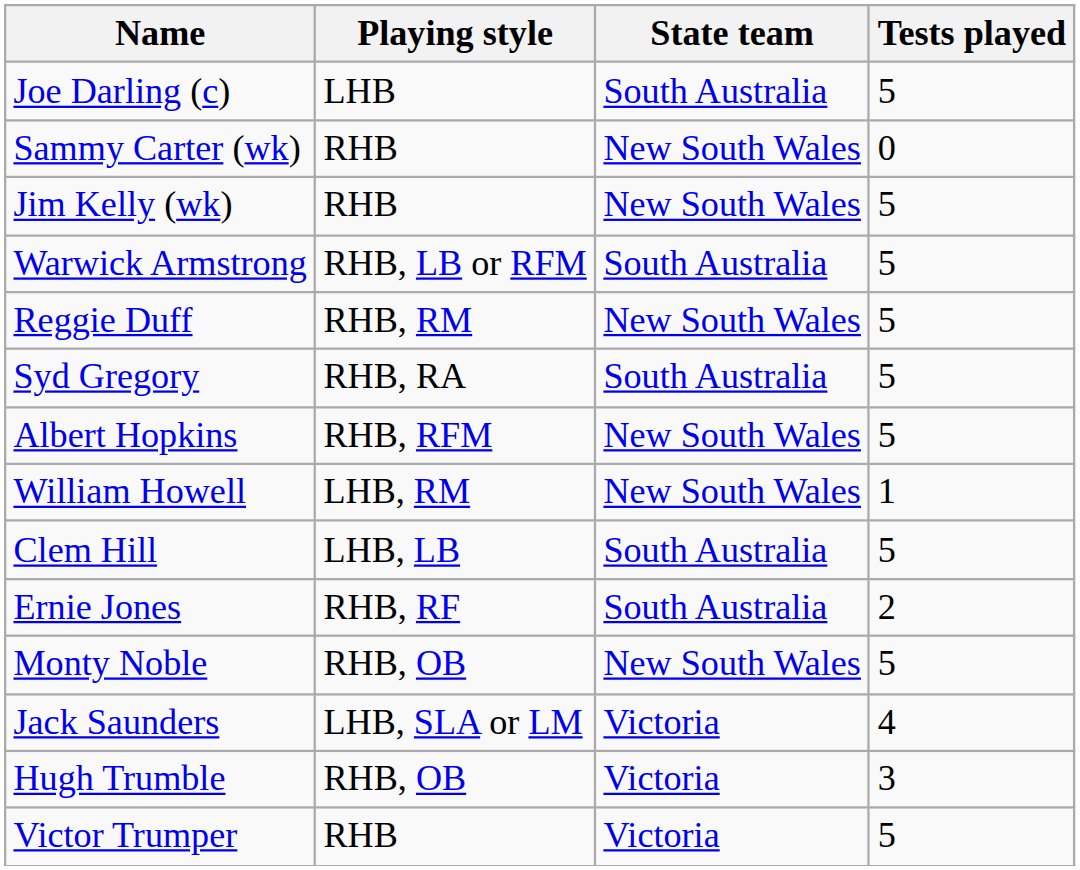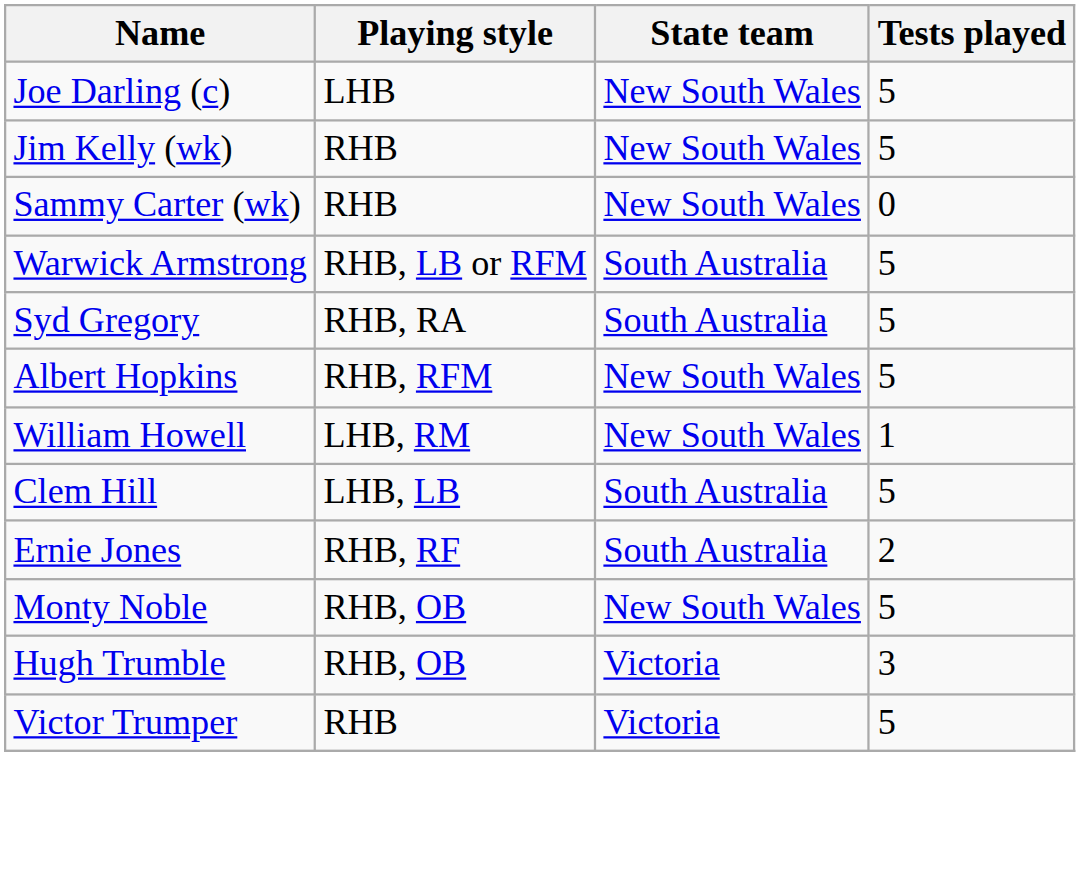(715, 90) South Australia -> (732, 90) New South Wales
rows swapped: (123, 205) <-> (157, 147)
- row: (103, 319)
- row: (116, 721)
